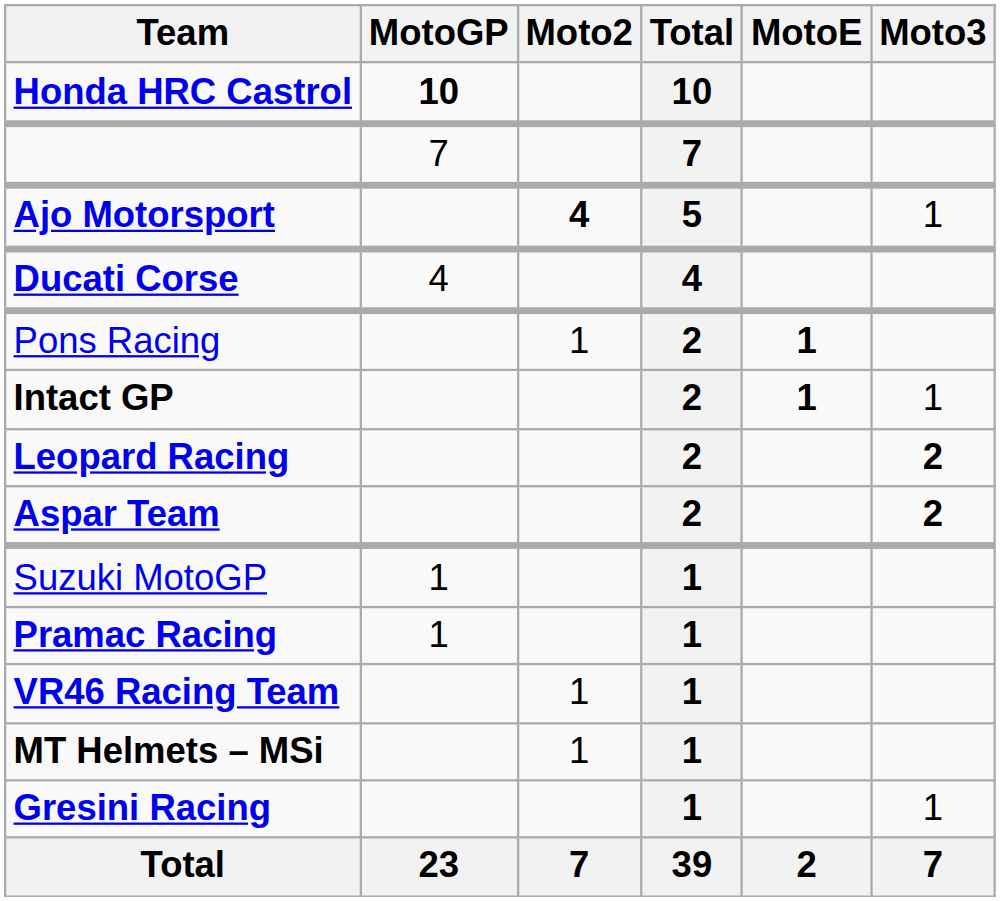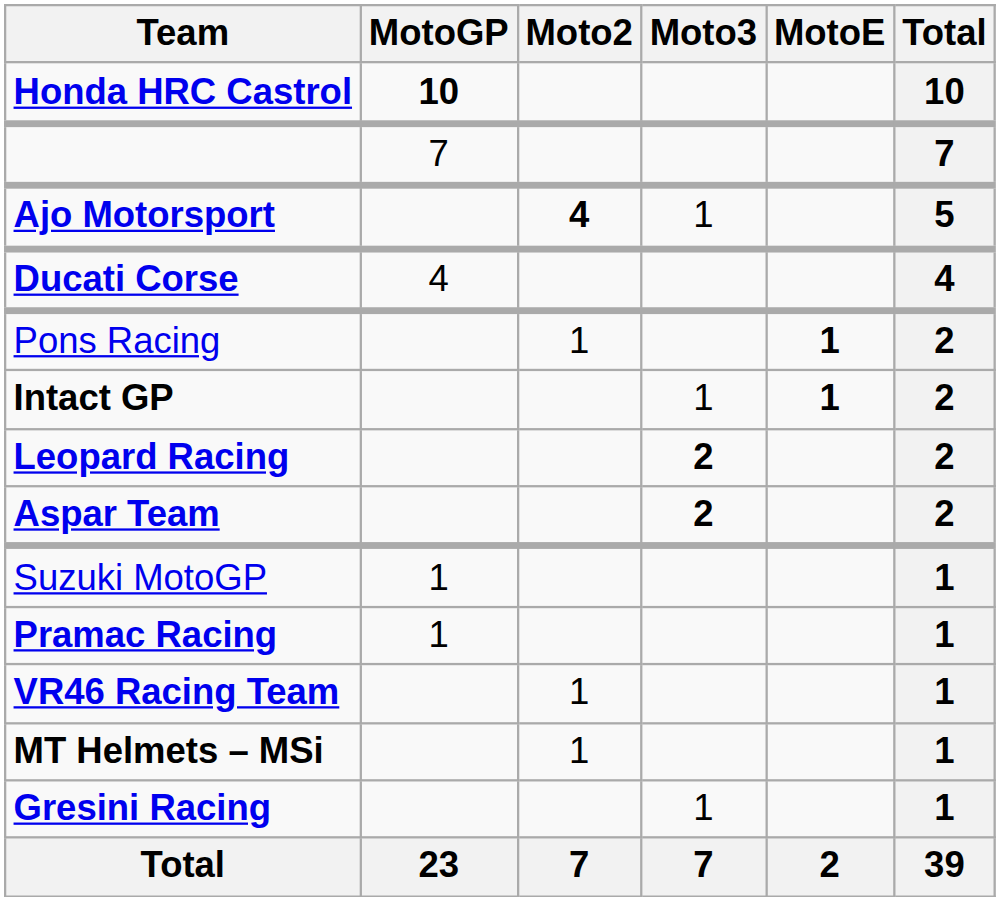columns swapped: (933, 33) <-> (692, 33)
